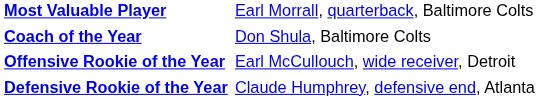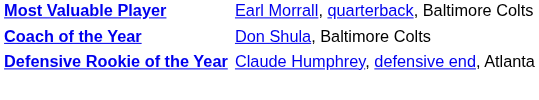- row: (115, 62)
